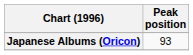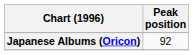(166, 41) 93 -> (166, 41) 92
